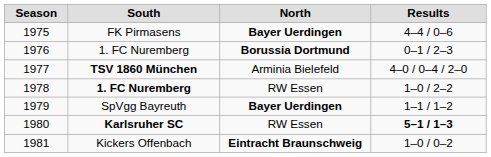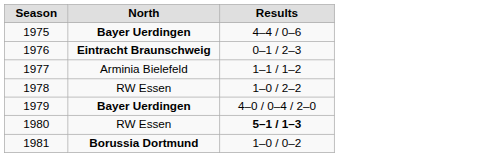- column: (144, 13)
(295, 50) Borussia Dortmund -> (144, 50) Eintracht Braunschweig
(428, 69) 4–0 / 0–4 / 2–0 -> (277, 69) 1–1 / 1–2
(428, 106) 1–1 / 1–2 -> (277, 106) 4–0 / 0–4 / 2–0
(295, 143) Eintracht Braunschweig -> (144, 143) Borussia Dortmund
